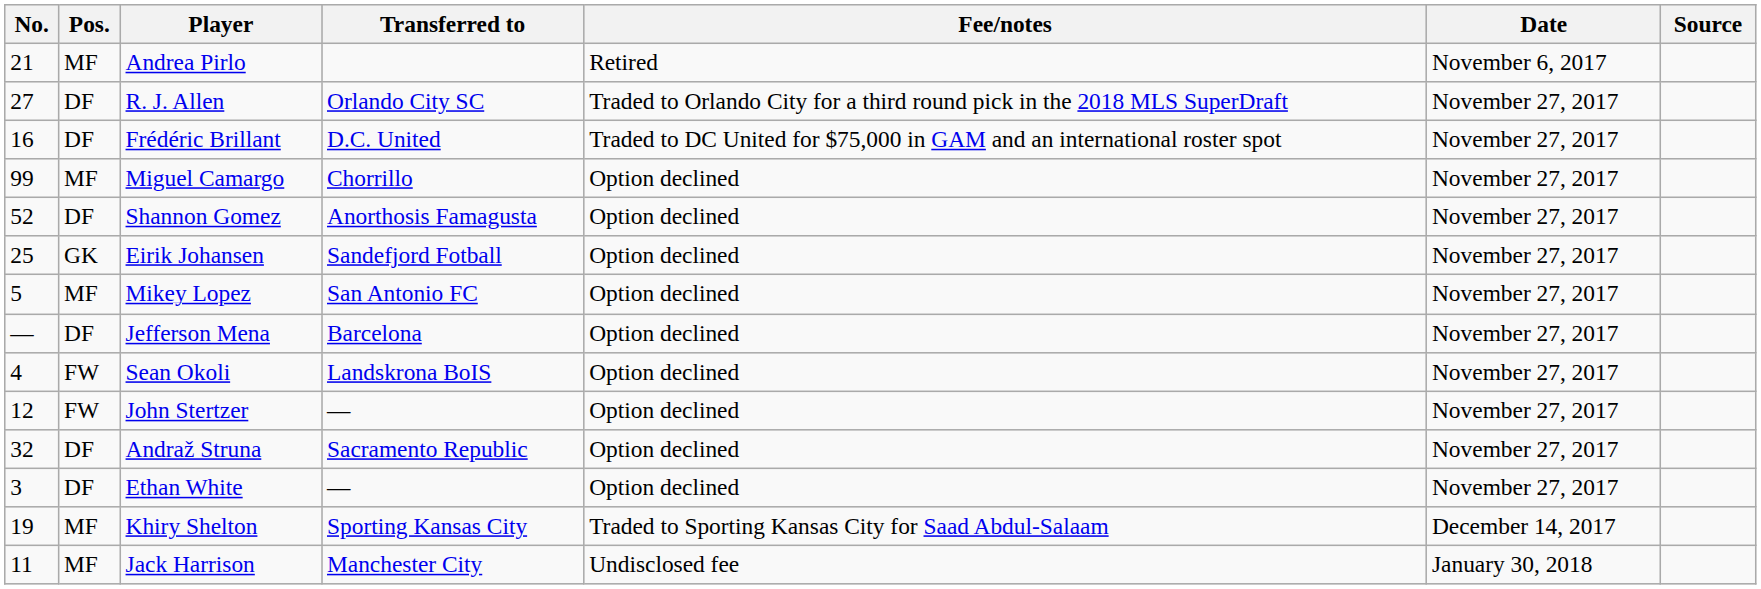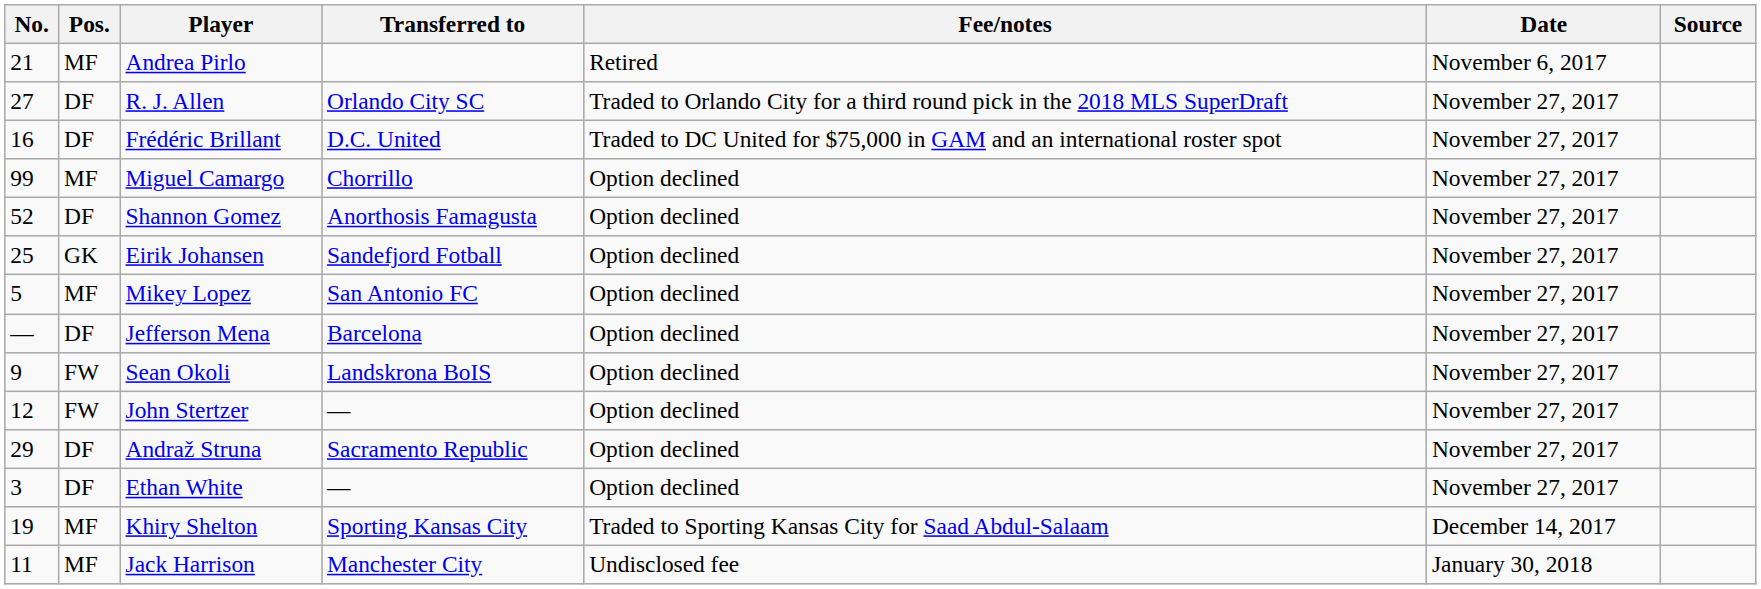(16, 371) 4 -> (16, 371) 9
(22, 448) 32 -> (22, 448) 29
